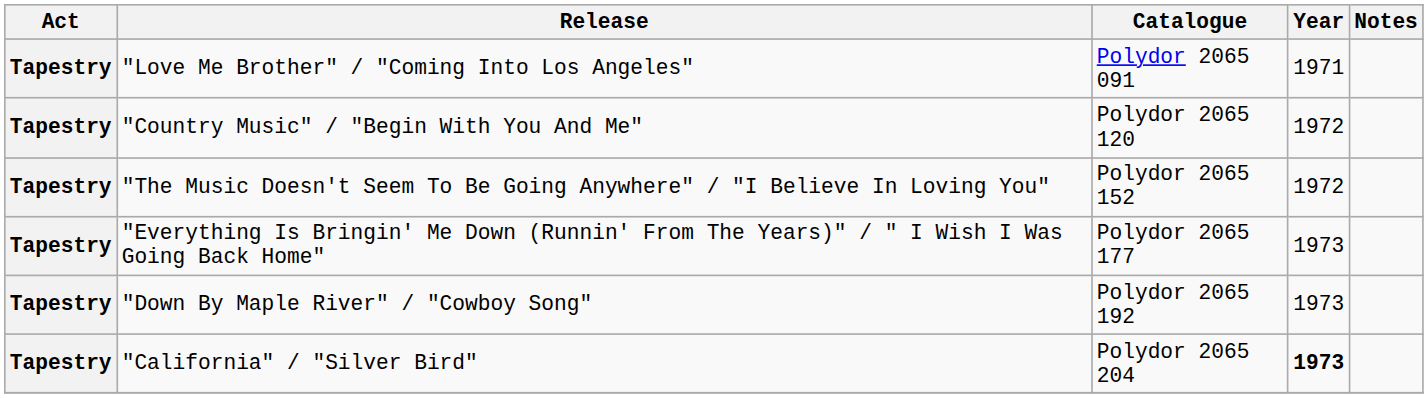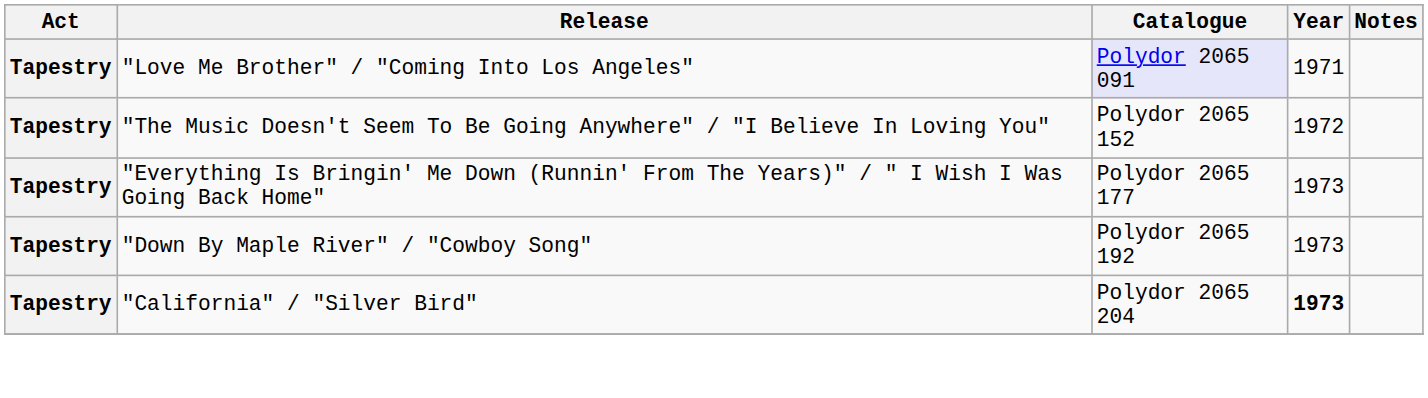(1173, 69) no background -> (1173, 69) lavender background
- row: (382, 128)
